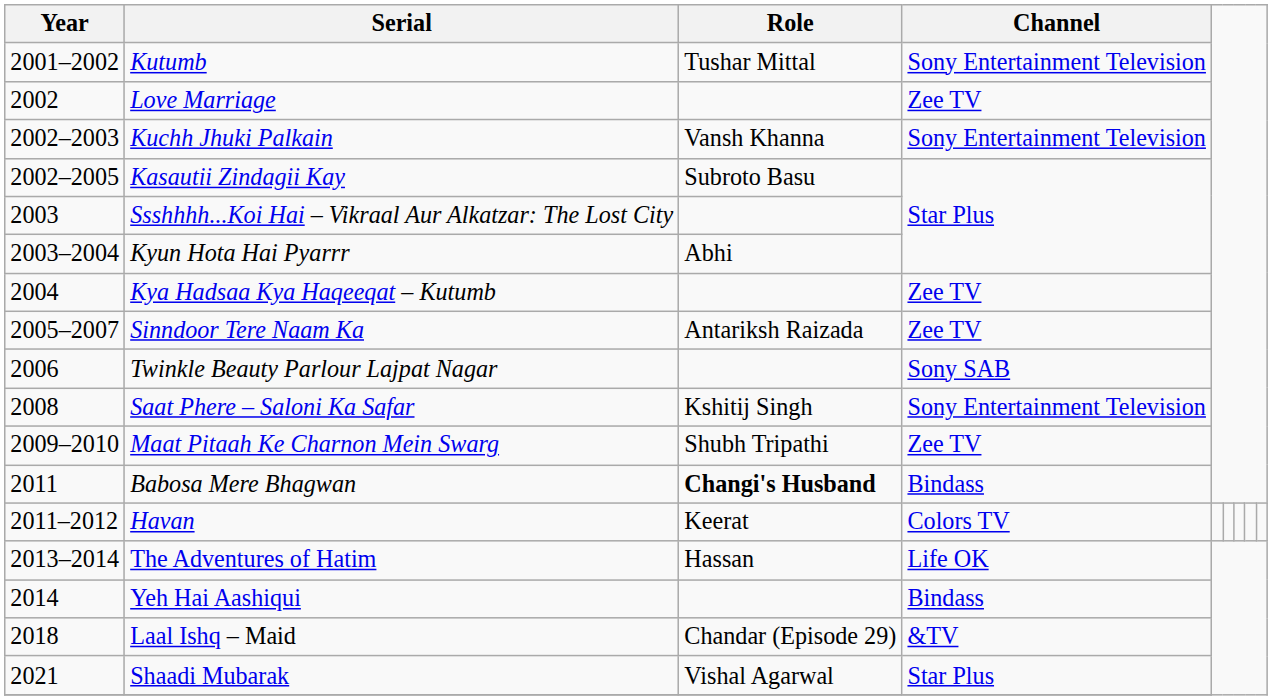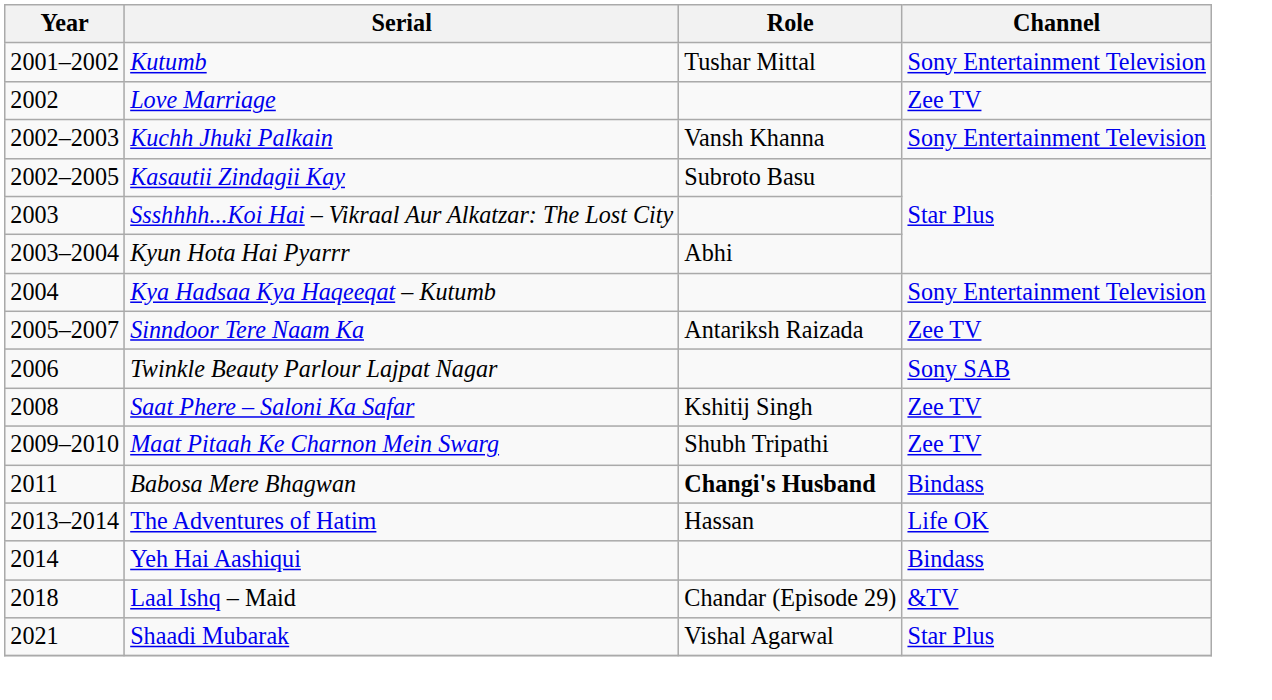(944, 291) Zee TV -> (1057, 291) Sony Entertainment Television
(1057, 406) Sony Entertainment Television -> (944, 406) Zee TV
- row: (162, 521)
